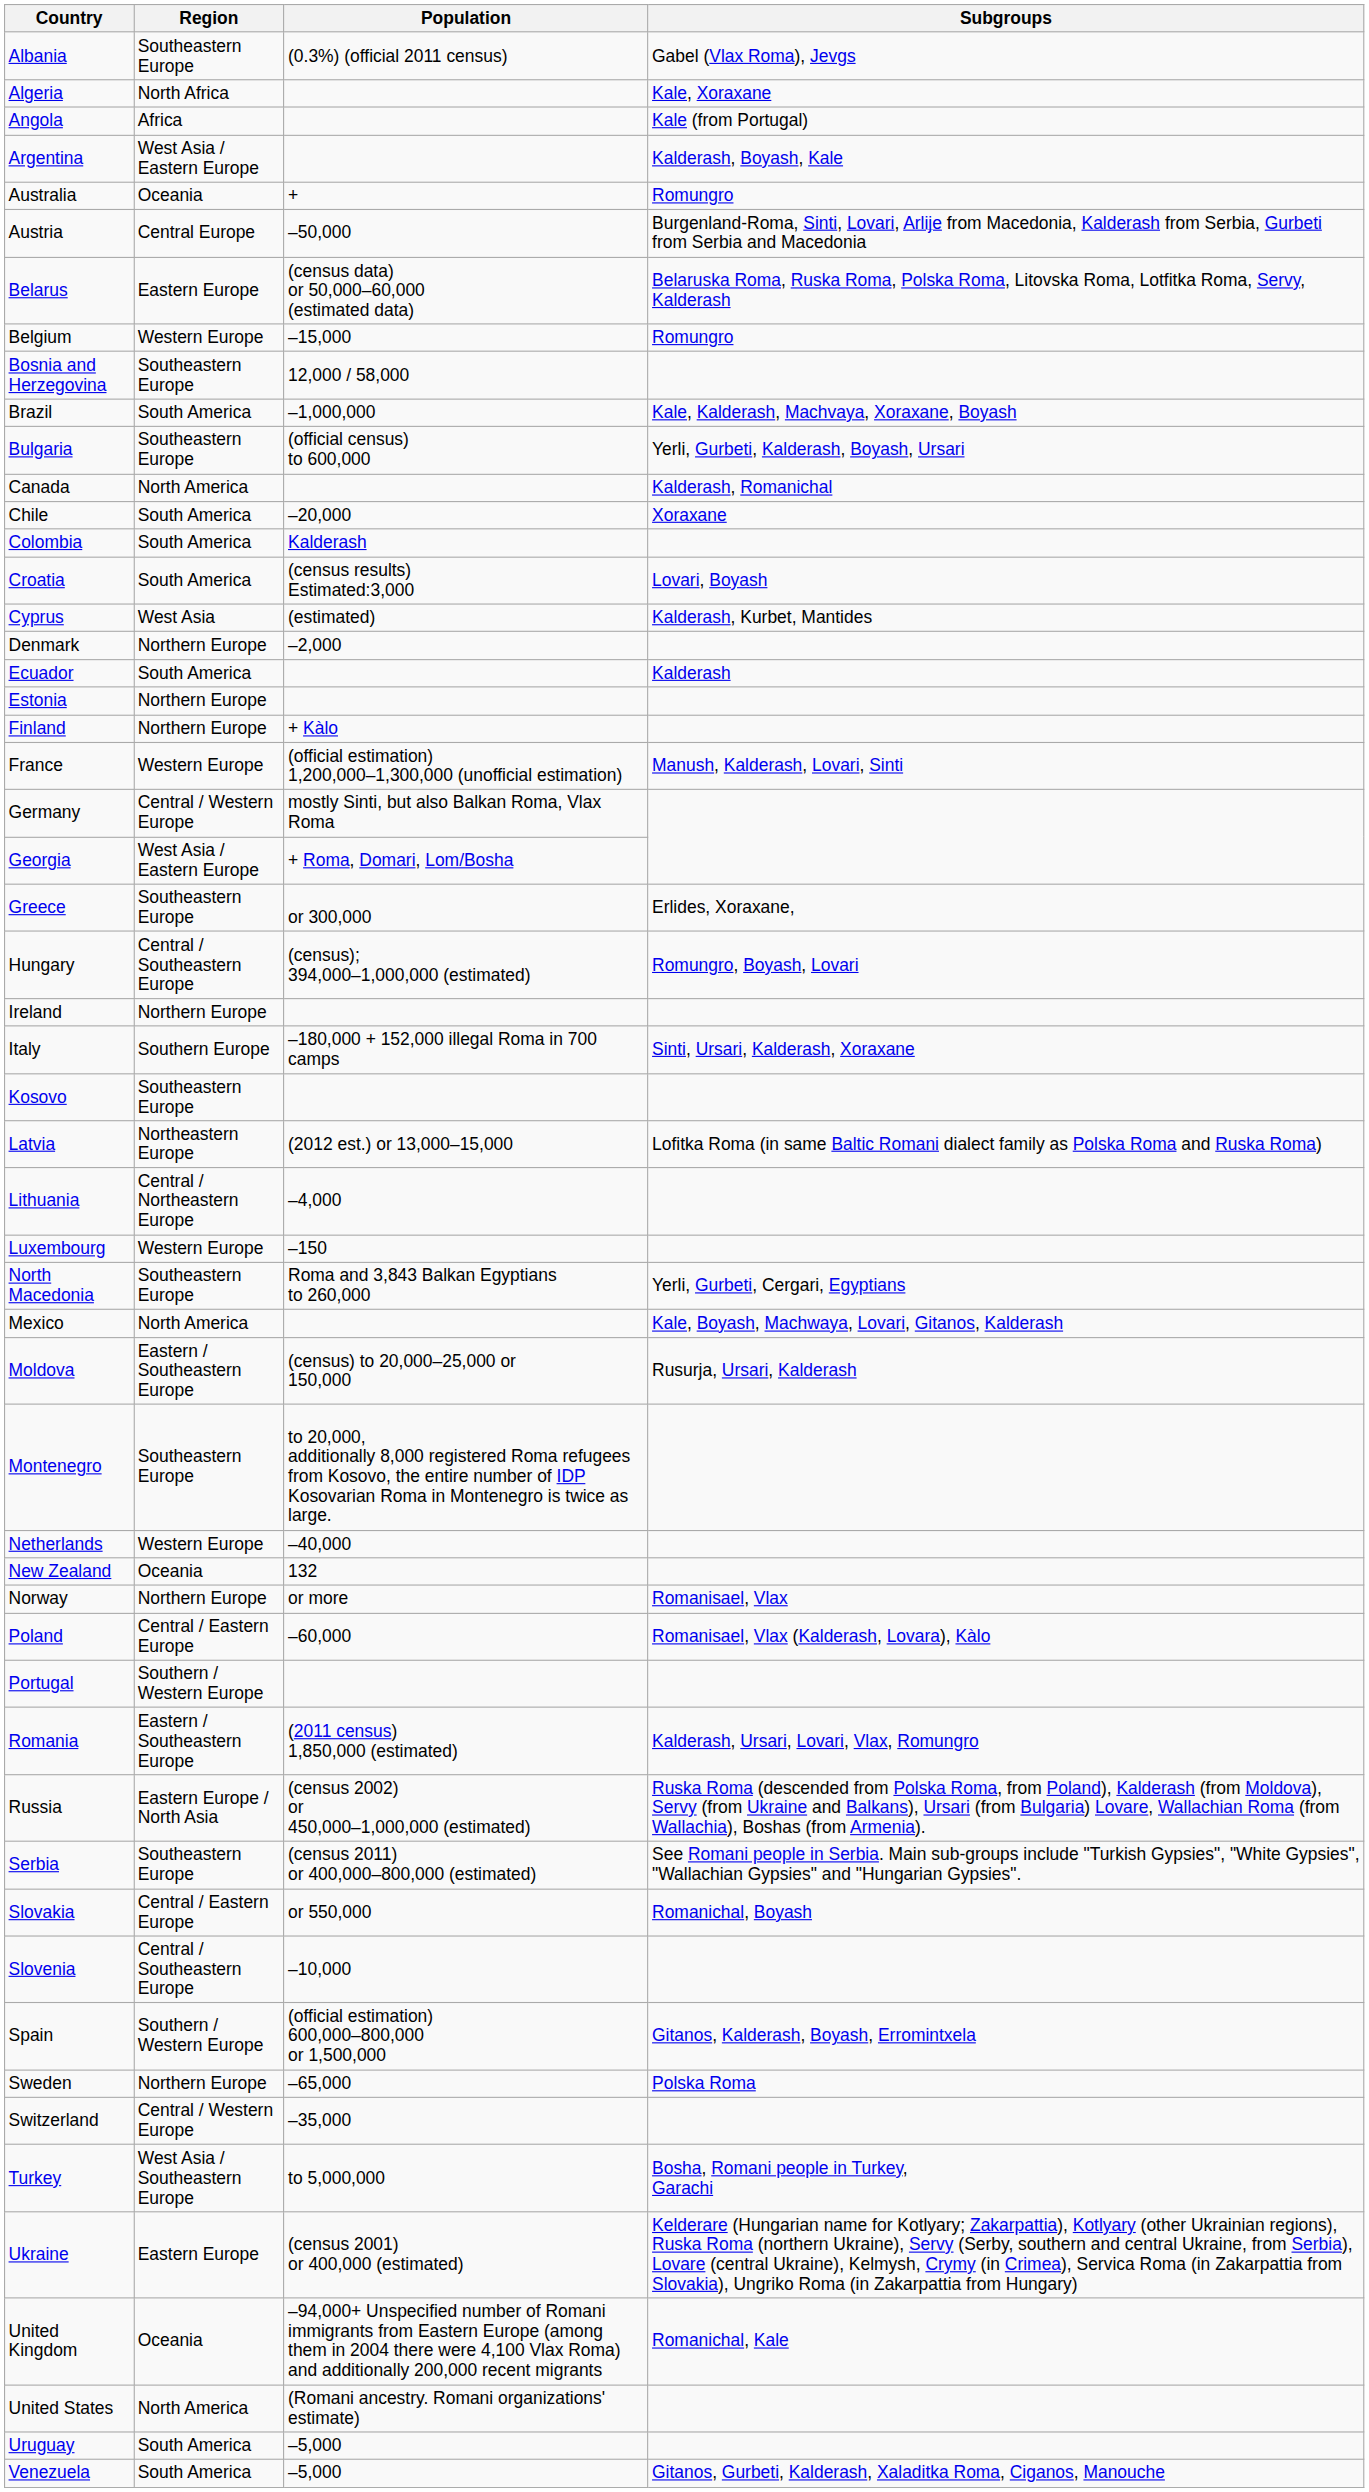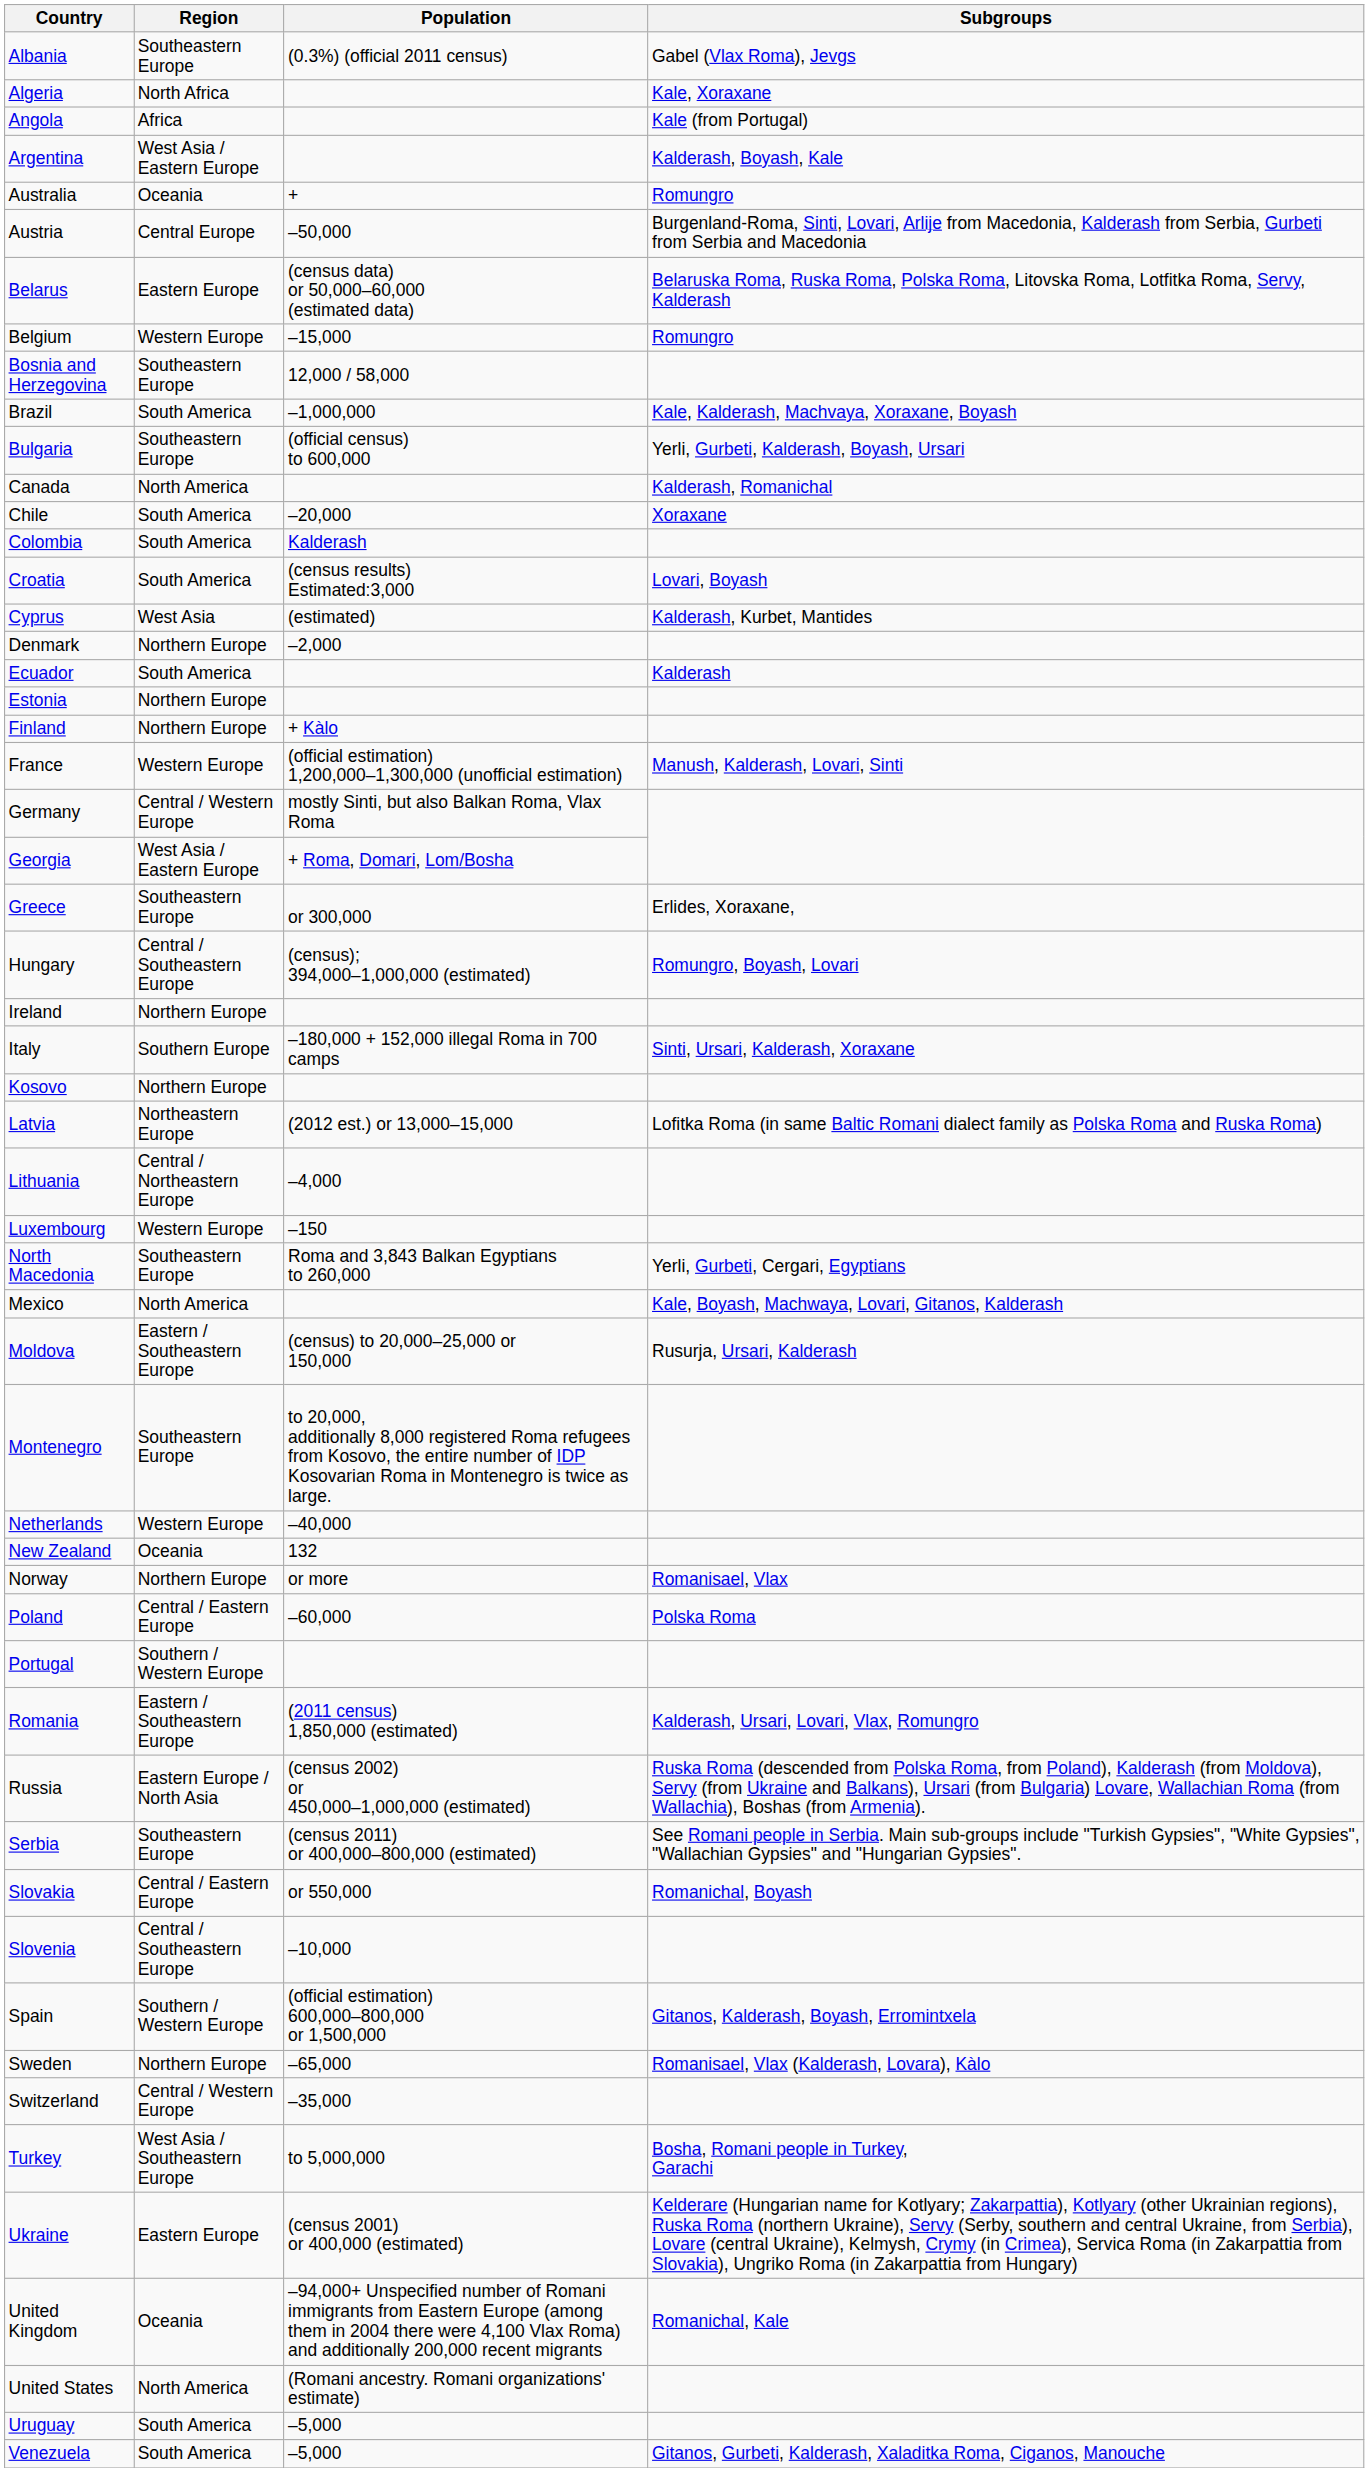(190, 1096) Southeastern Europe -> (202, 1087) Northern Europe
(821, 1636) Romanisael, Vlax (Kalderash, Lovara), Kàlo -> (704, 1616) Polska Roma
(704, 2083) Polska Roma -> (821, 2063) Romanisael, Vlax (Kalderash, Lovara), Kàlo
